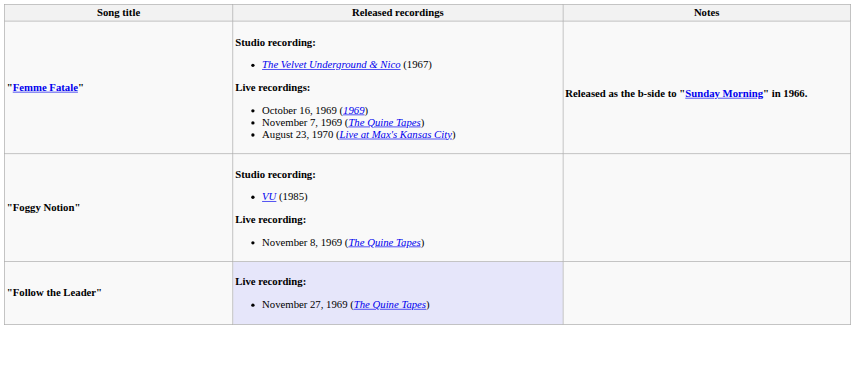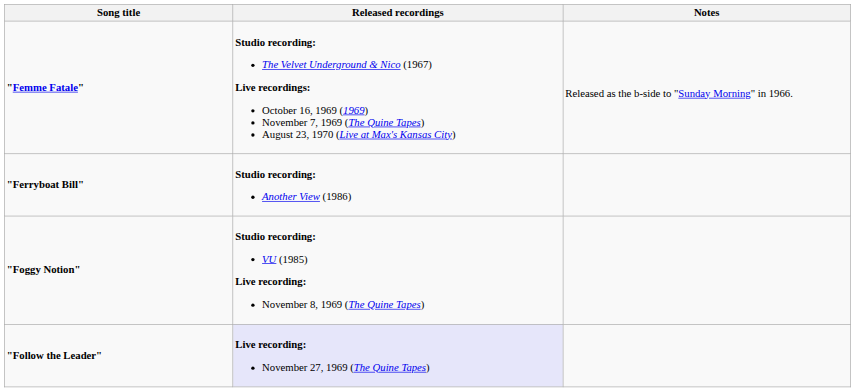(686, 93) bold -> (679, 93) normal
+ row: (45, 185)
